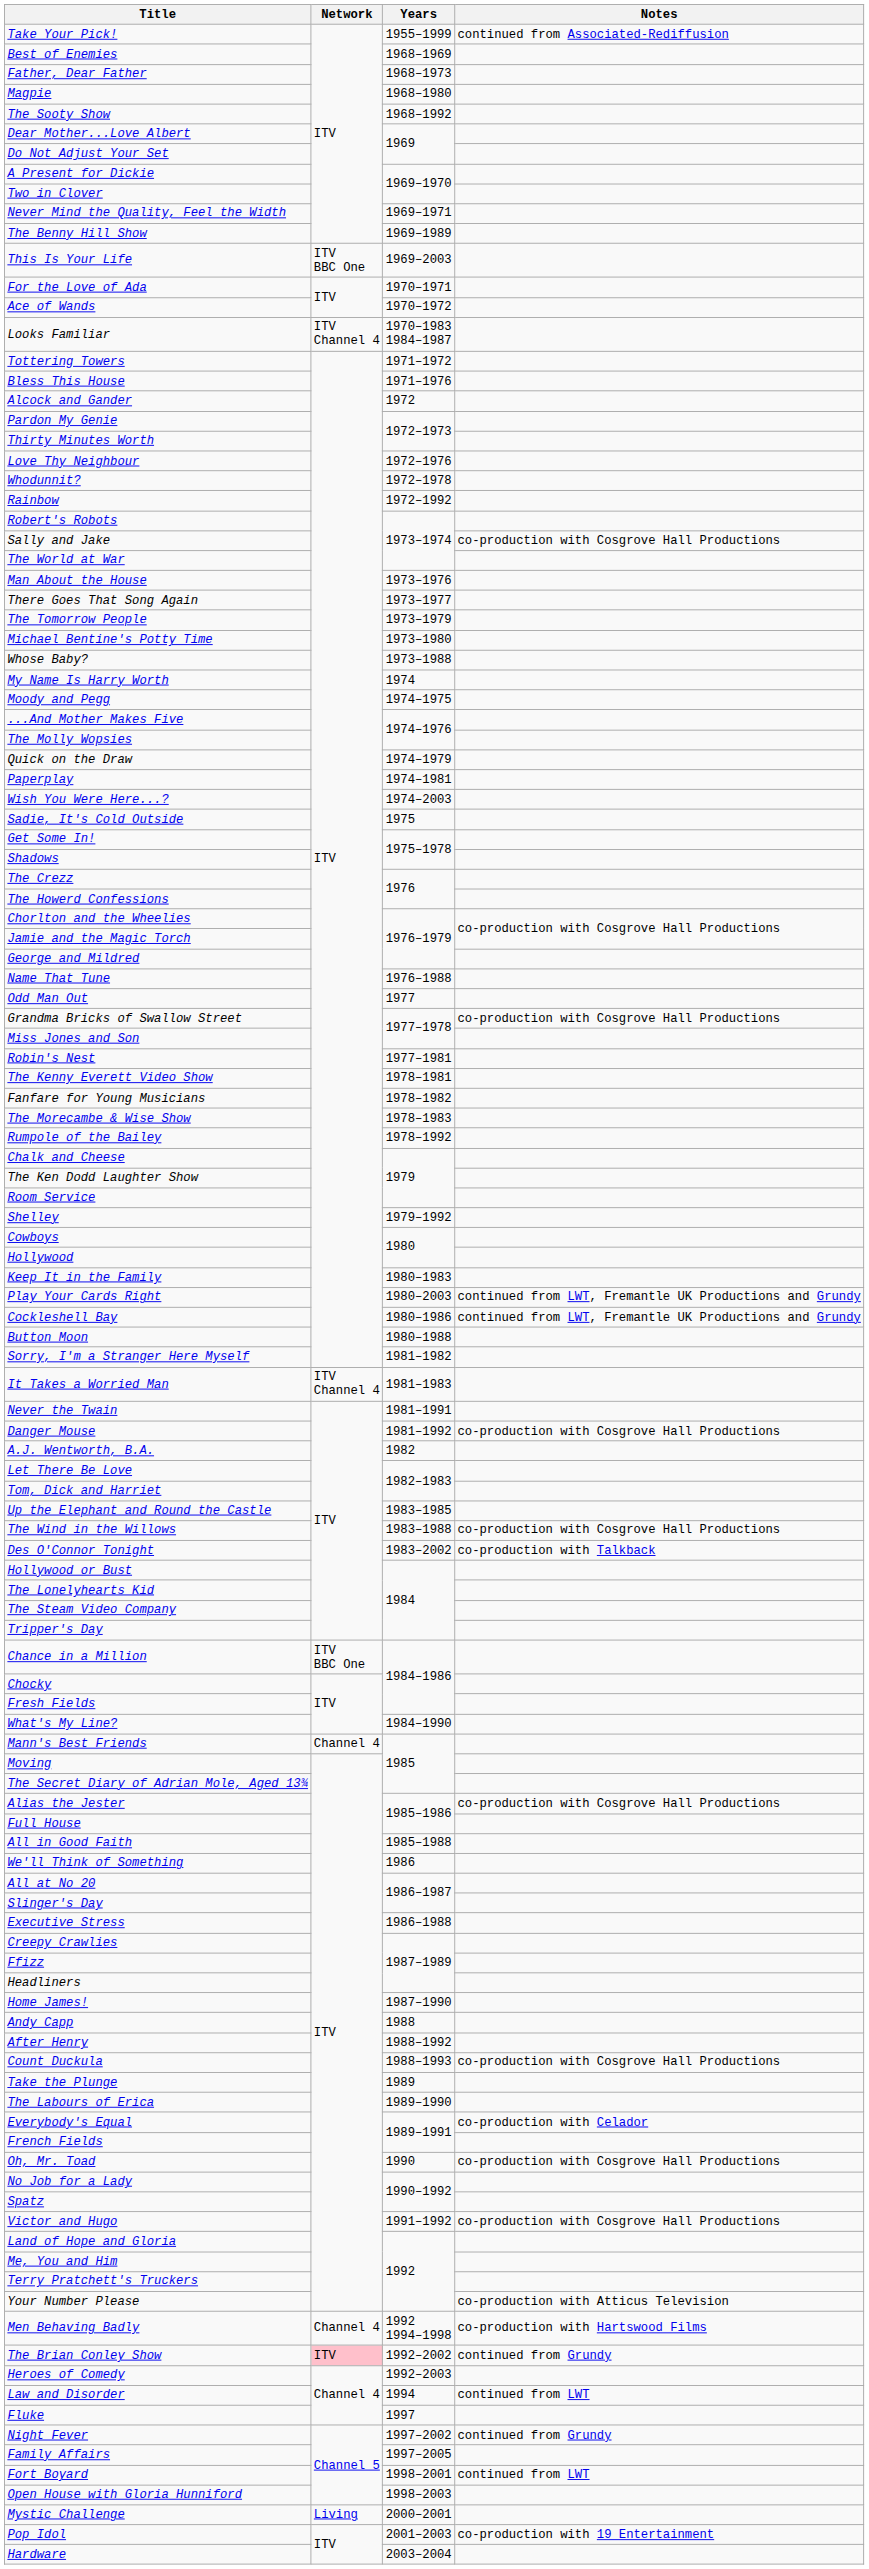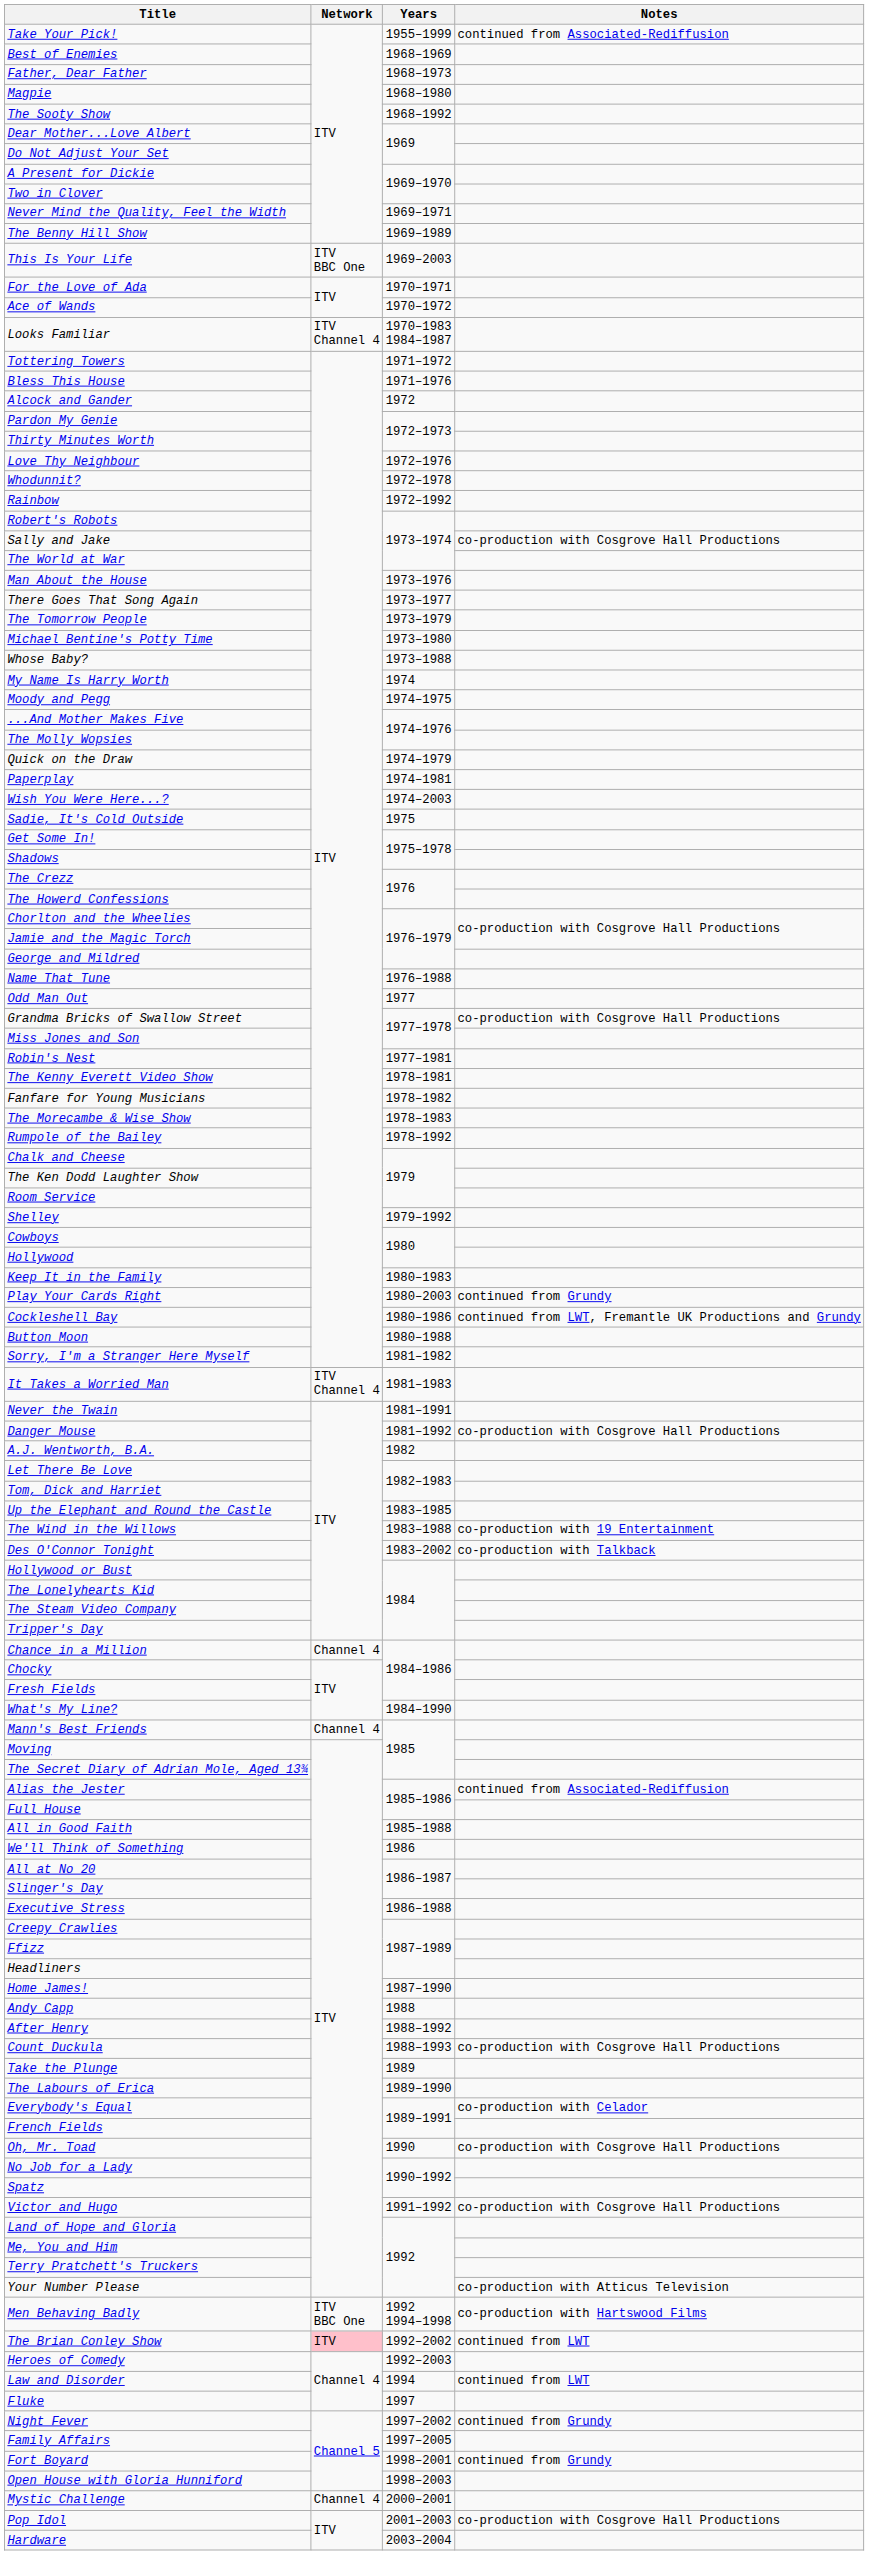(659, 1297) continued from LWT, Fremantle UK Productions and Grundy -> (535, 1297) continued from Grundy
(619, 1531) co-production with Cosgrove Hall Productions -> (586, 1531) co-production with 19 Entertainment
(340, 1657) ITV BBC One -> (347, 1650) Channel 4
(619, 1804) co-production with Cosgrove Hall Productions -> (593, 1789) continued from Associated-Rediffusion
(347, 2328) Channel 4 -> (340, 2314) ITV BBC One
(535, 2355) continued from Grundy -> (524, 2341) continued from LWT
(524, 2475) continued from LWT -> (535, 2461) continued from Grundy
(336, 2515) Living -> (347, 2501) Channel 4
(586, 2535) co-production with 19 Entertainment -> (619, 2521) co-production with Cosgrove Hall Productions
